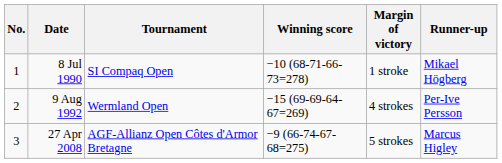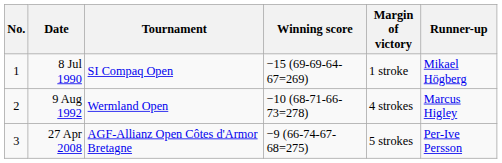(304, 71) −10 (68-71-66-73=278) -> (304, 71) −15 (69-69-64-67=269)
(304, 106) −15 (69-69-64-67=269) -> (304, 106) −10 (68-71-66-73=278)
(443, 106) Per-Ive Persson -> (442, 106) Marcus Higley
(442, 141) Marcus Higley -> (443, 141) Per-Ive Persson
